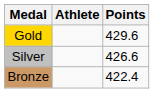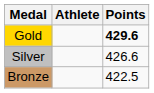(122, 35) normal -> (122, 35) bold
(122, 77) 422.4 -> (122, 77) 422.5
